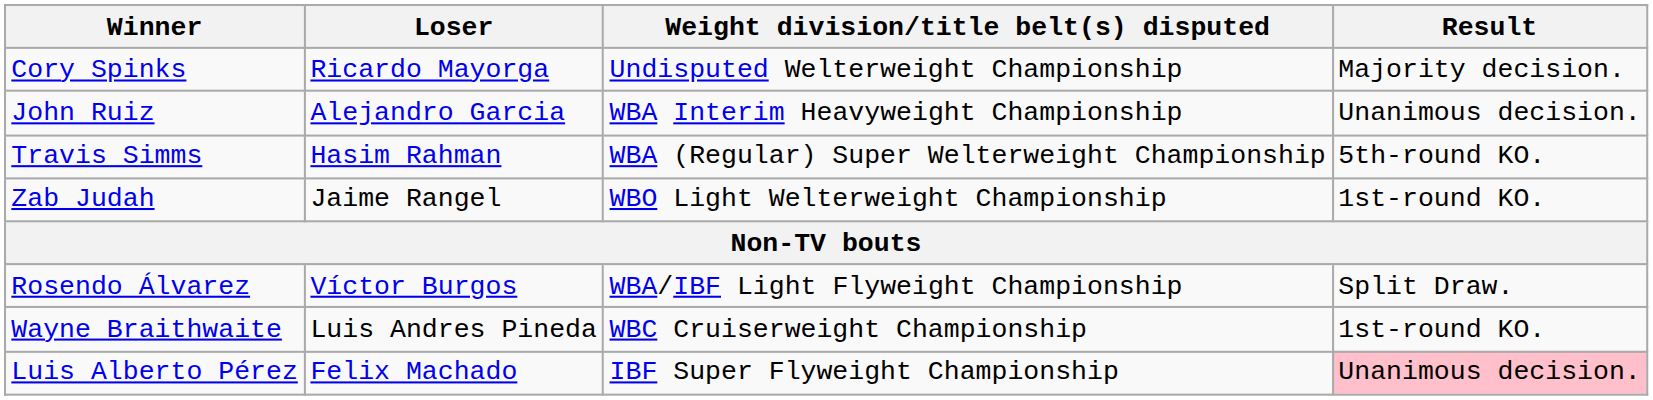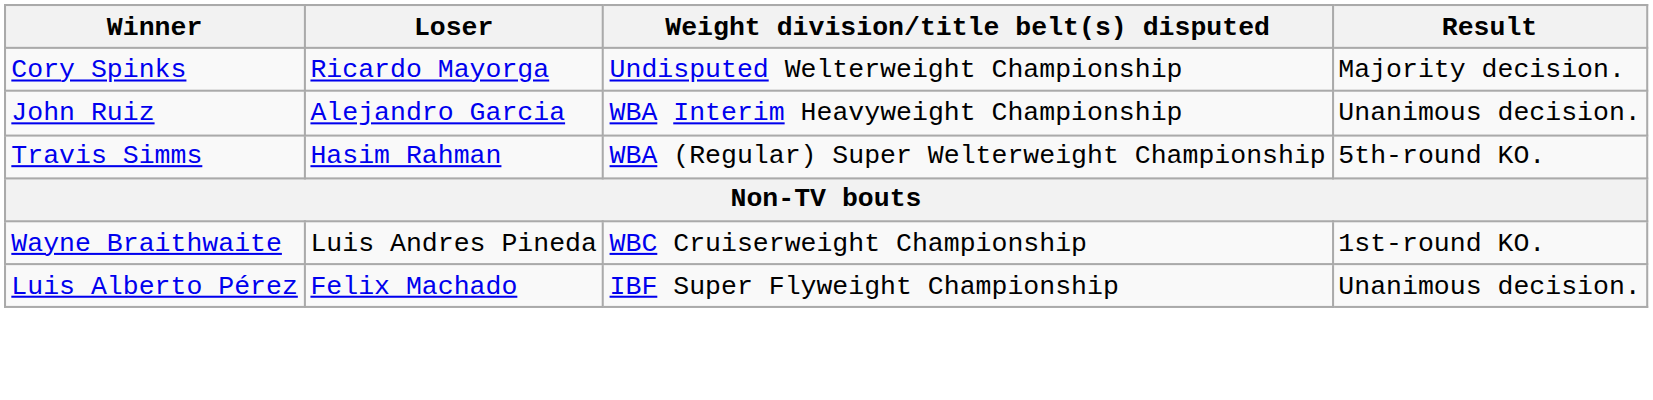- row: (83, 200)
- row: (131, 286)
(1490, 372) pink background -> (1490, 286) no background
